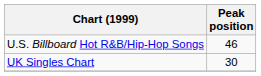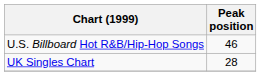(231, 62) 30 -> (231, 62) 28
